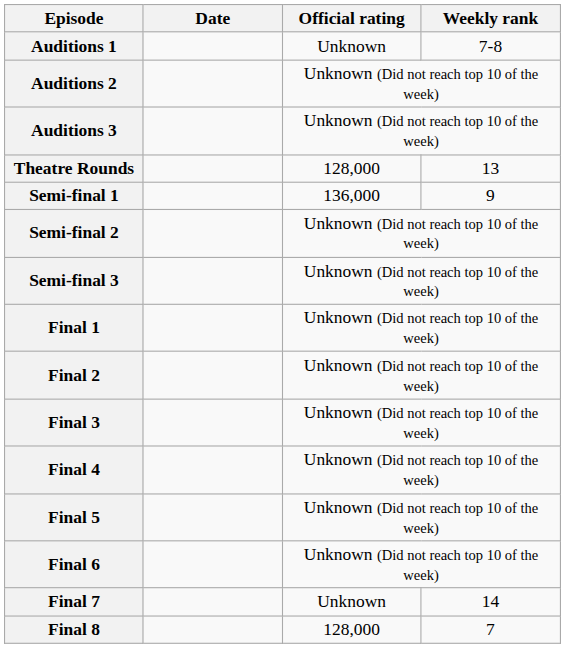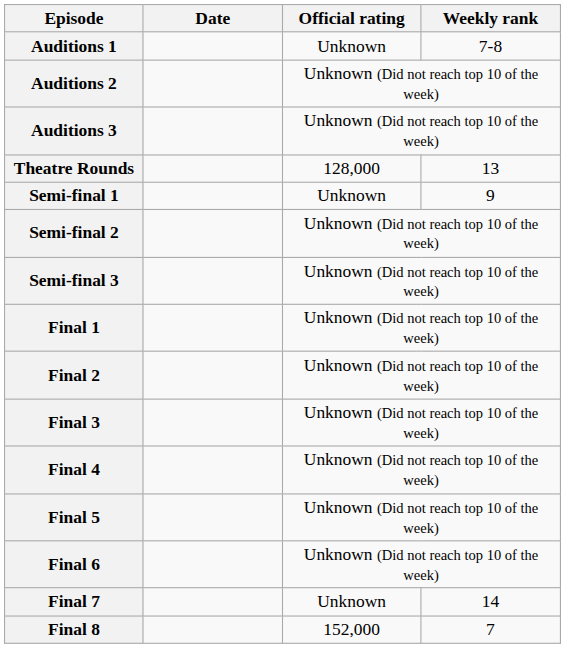(352, 195) 136,000 -> (352, 195) Unknown
(352, 629) 128,000 -> (352, 629) 152,000
